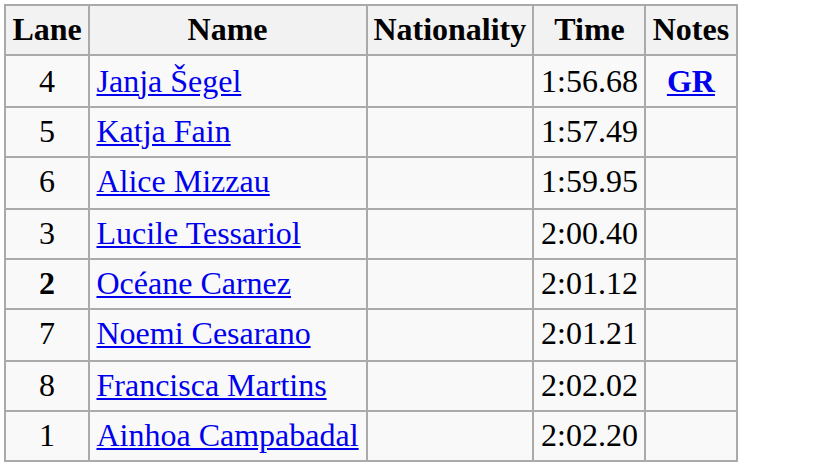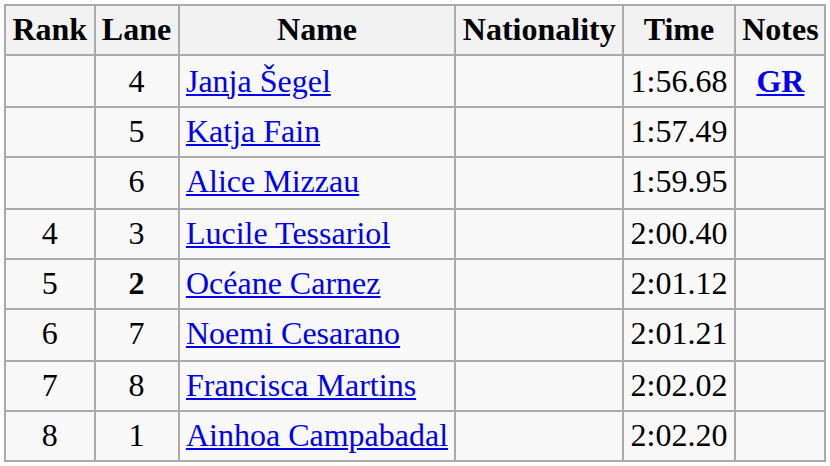+ column: (50, 29)
